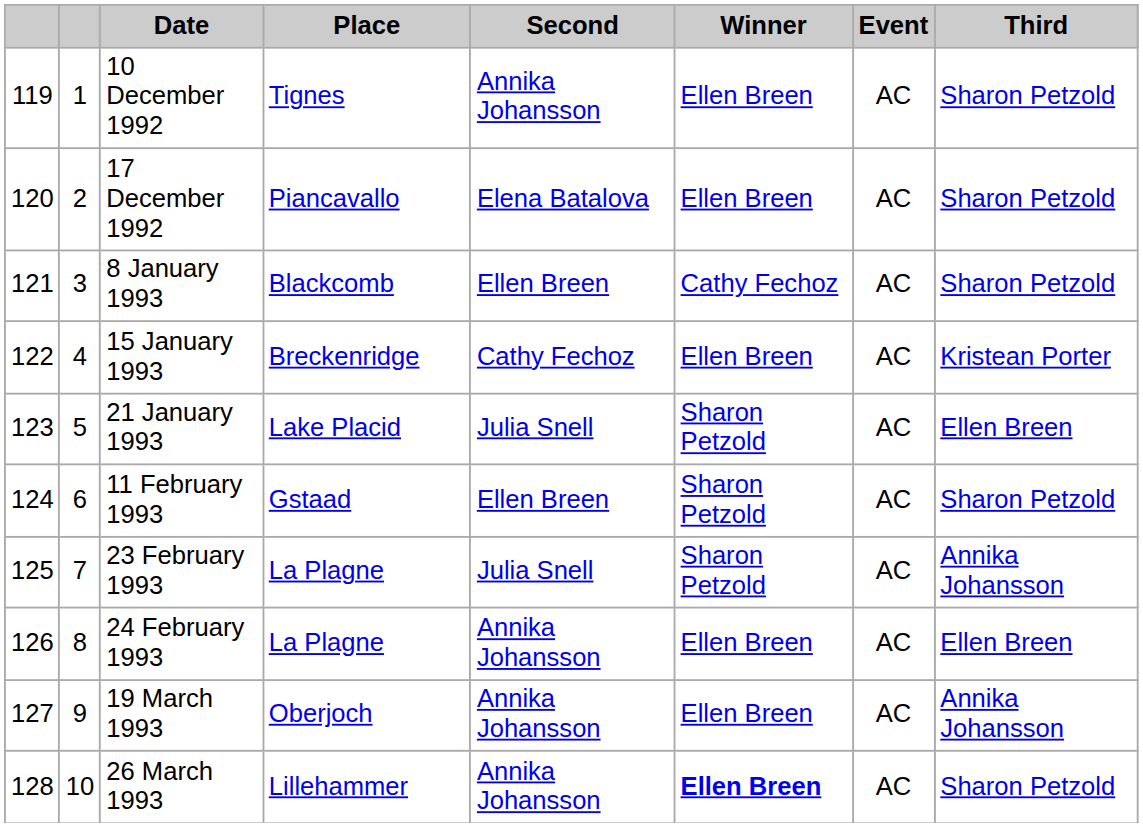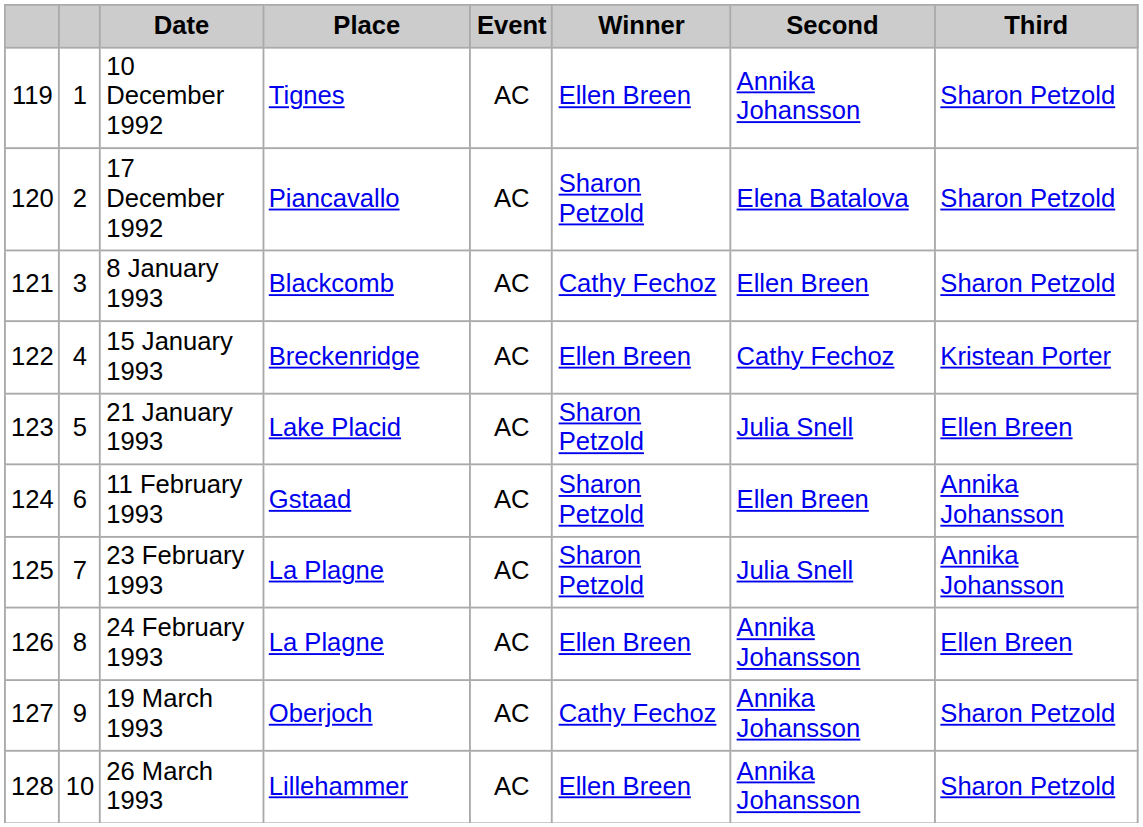columns swapped: (893, 25) <-> (573, 25)
(747, 198) Ellen Breen -> (601, 198) Sharon Petzold
(1028, 499) Sharon Petzold -> (1002, 499) Annika Johansson
(747, 714) Ellen Breen -> (638, 714) Cathy Fechoz
(1002, 714) Annika Johansson -> (1028, 714) Sharon Petzold
(751, 785) bold -> (625, 785) normal
